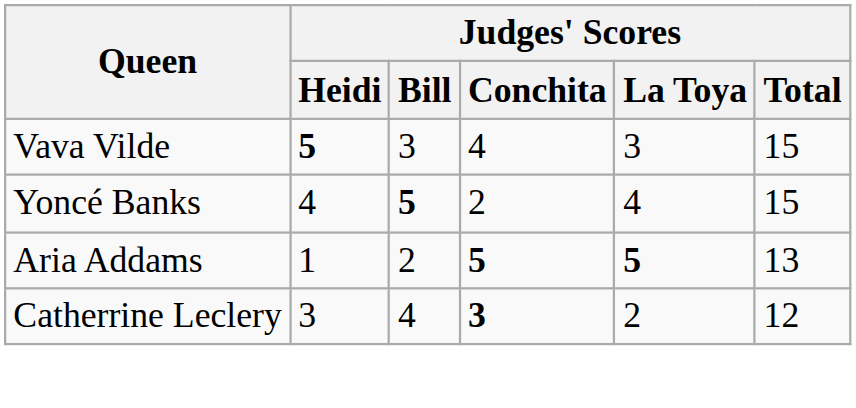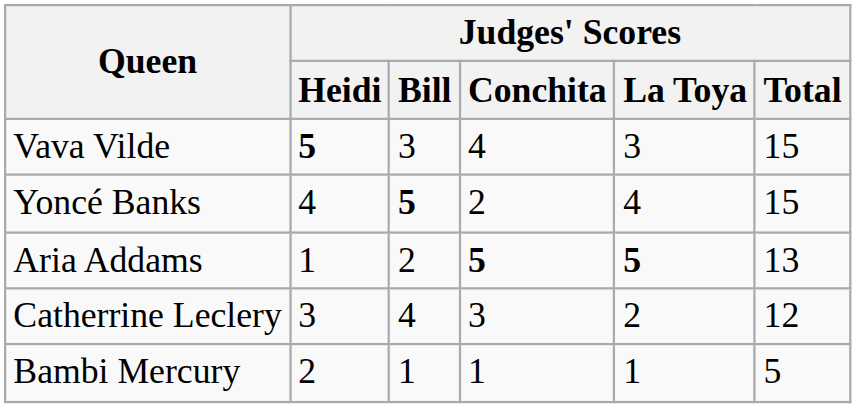(477, 315) bold -> (477, 315) normal
+ row: (127, 372)
